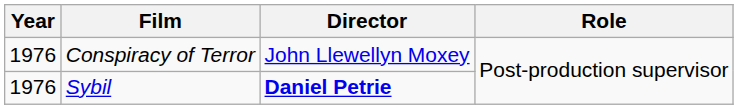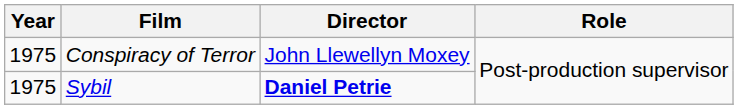(33, 54) 1976 -> (33, 54) 1975
(33, 87) 1976 -> (33, 87) 1975
